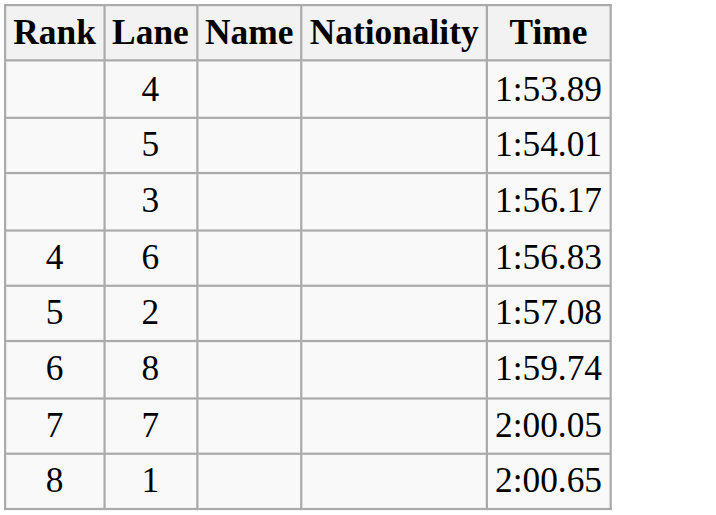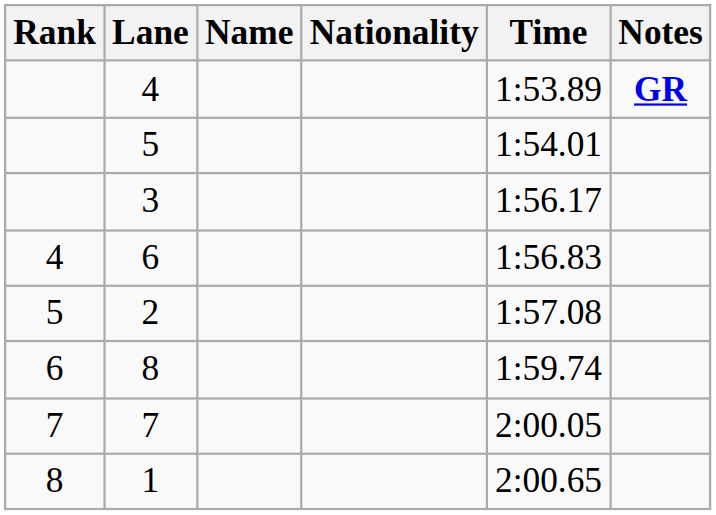+ column: (661, 32)
